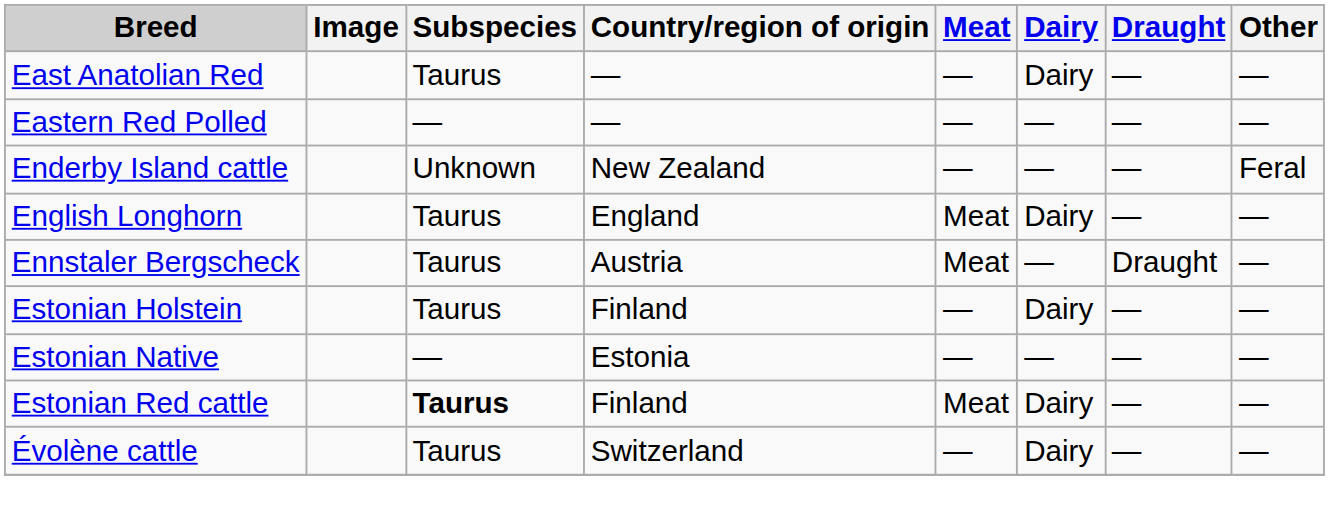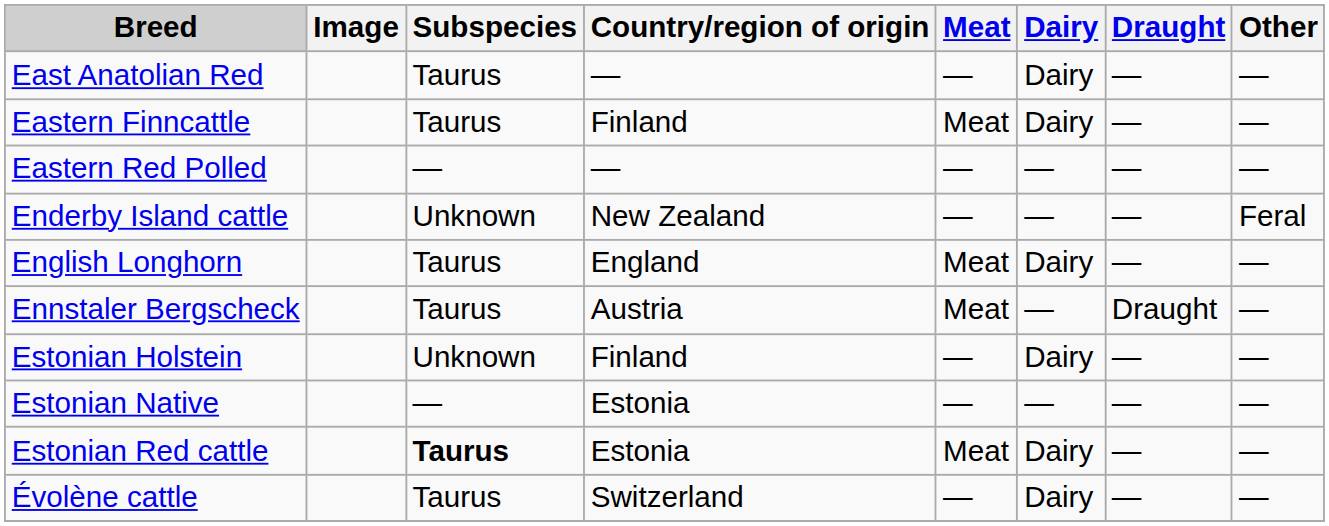+ row: (131, 121)
(457, 309) Taurus -> (474, 356) Unknown
(639, 403) Finland -> (640, 450) Estonia
